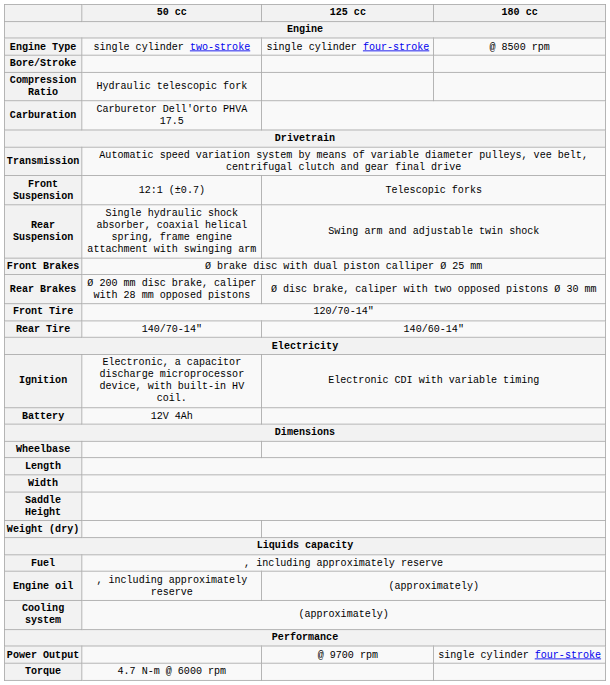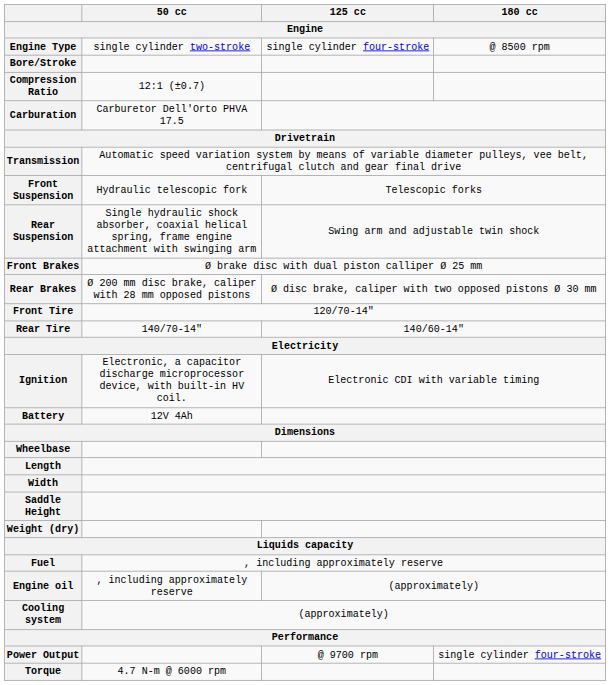(172, 86) Hydraulic telescopic fork -> (172, 86) 12:1 (±0.7)
(172, 190) 12:1 (±0.7) -> (172, 190) Hydraulic telescopic fork
